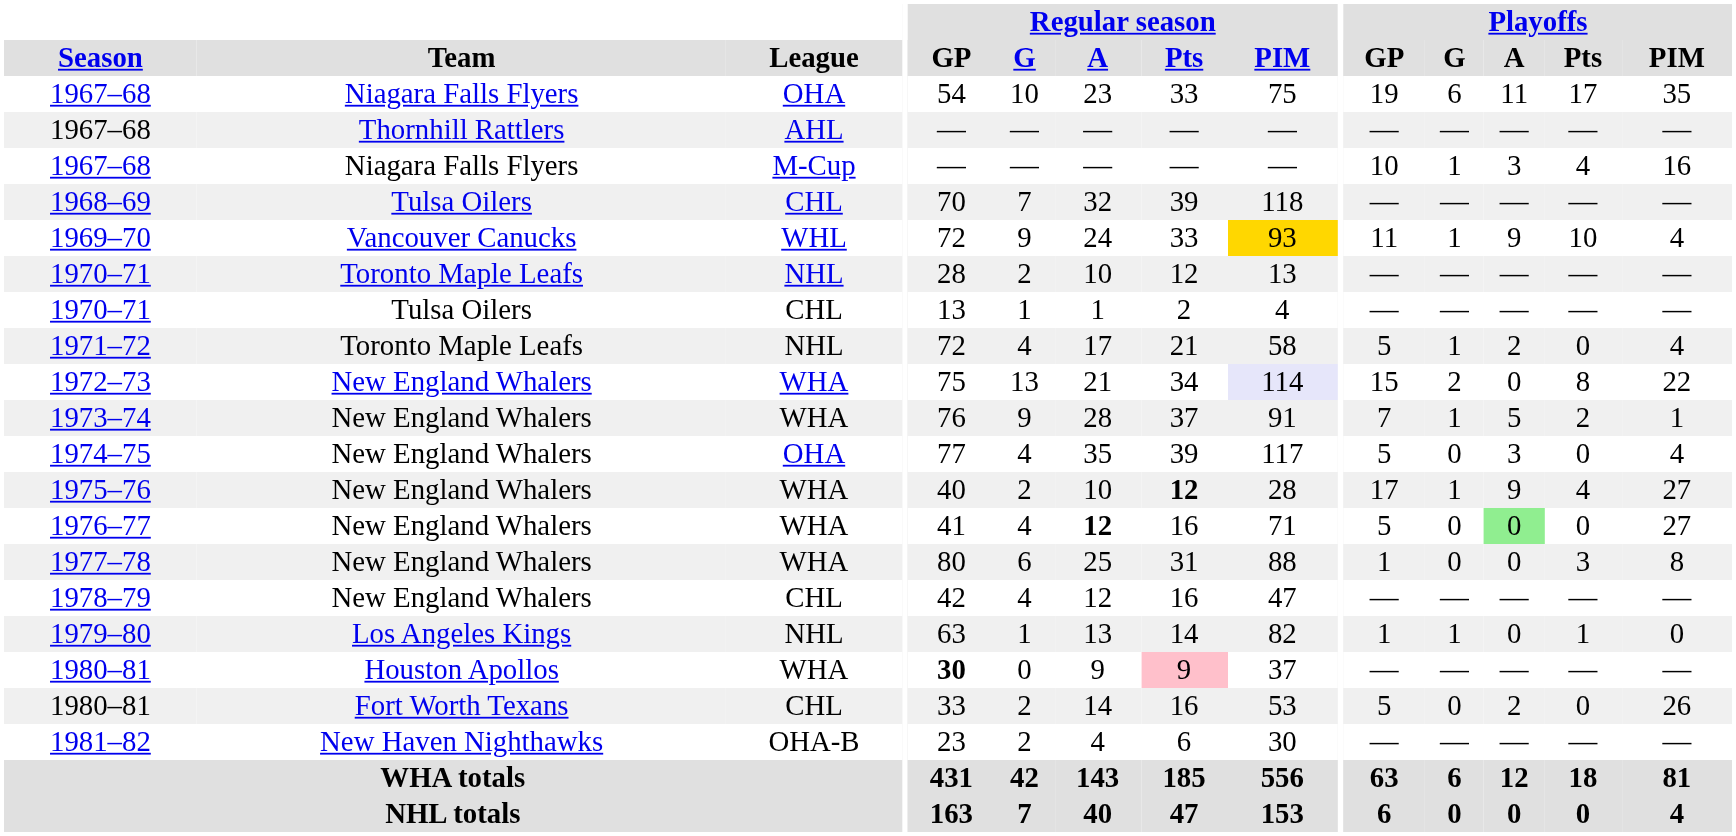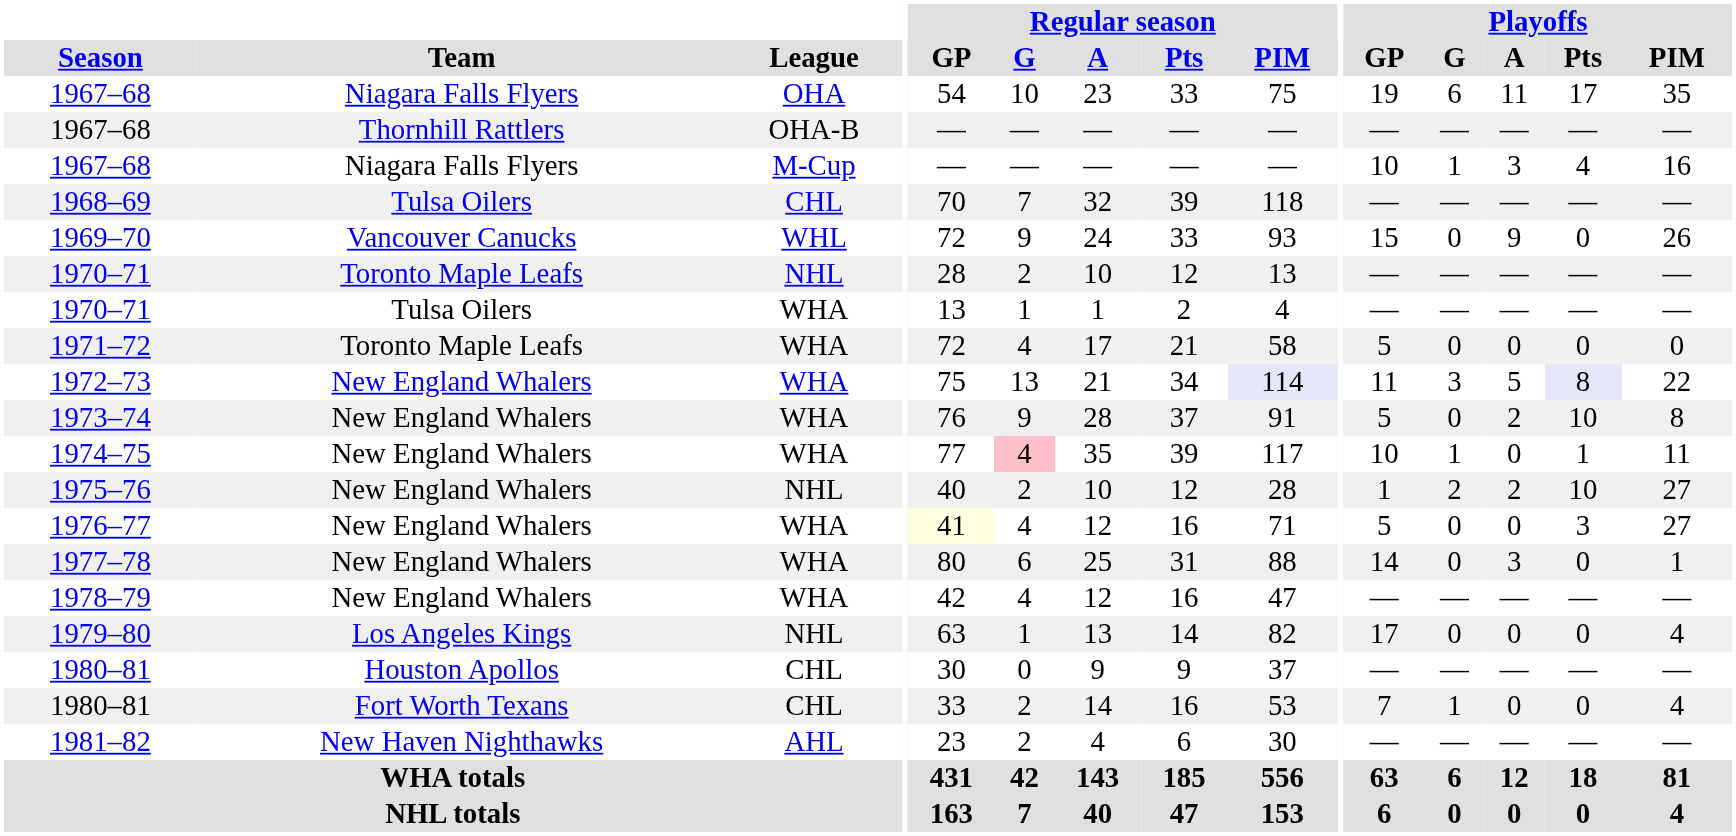(814, 129) AHL -> (814, 129) OHA-B
(1282, 237) gold background -> (1282, 237) no background
(1384, 237) 11 -> (1384, 237) 15
(1454, 237) 1 -> (1454, 237) 0
(1583, 237) 10 -> (1583, 237) 0
(1677, 237) 4 -> (1677, 237) 26
(814, 309) CHL -> (814, 309) WHA
(814, 345) NHL -> (814, 345) WHA
(1454, 345) 1 -> (1454, 345) 0
(1514, 345) 2 -> (1514, 345) 0
(1677, 345) 4 -> (1677, 345) 0
(1384, 381) 15 -> (1384, 381) 11
(1454, 381) 2 -> (1454, 381) 3
(1514, 381) 0 -> (1514, 381) 5
(1583, 381) no background -> (1583, 381) lavender background
(1384, 417) 7 -> (1384, 417) 5
(1454, 417) 1 -> (1454, 417) 0
(1514, 417) 5 -> (1514, 417) 2
(1583, 417) 2 -> (1583, 417) 10
(1677, 417) 1 -> (1677, 417) 8
(814, 453) OHA -> (814, 453) WHA
(1025, 453) no background -> (1025, 453) pink background
(1384, 453) 5 -> (1384, 453) 10
(1454, 453) 0 -> (1454, 453) 1
(1514, 453) 3 -> (1514, 453) 0
(1583, 453) 0 -> (1583, 453) 1
(1677, 453) 4 -> (1677, 453) 11
(814, 489) WHA -> (814, 489) NHL
(1184, 489) bold -> (1184, 489) normal
(1384, 489) 17 -> (1384, 489) 1
(1454, 489) 1 -> (1454, 489) 2
(1514, 489) 9 -> (1514, 489) 2
(1583, 489) 4 -> (1583, 489) 10
(951, 525) no background -> (951, 525) lightyellow background
(1098, 525) bold -> (1098, 525) normal
(1514, 525) lightgreen background -> (1514, 525) no background
(1583, 525) 0 -> (1583, 525) 3
(1384, 561) 1 -> (1384, 561) 14
(1514, 561) 0 -> (1514, 561) 3
(1583, 561) 3 -> (1583, 561) 0
(1677, 561) 8 -> (1677, 561) 1
(814, 597) CHL -> (814, 597) WHA
(1384, 633) 1 -> (1384, 633) 17
(1454, 633) 1 -> (1454, 633) 0
(1583, 633) 1 -> (1583, 633) 0
(1677, 633) 0 -> (1677, 633) 4
(814, 669) WHA -> (814, 669) CHL
(951, 669) bold -> (951, 669) normal
(1184, 669) pink background -> (1184, 669) no background
(1384, 705) 5 -> (1384, 705) 7
(1454, 705) 0 -> (1454, 705) 1
(1514, 705) 2 -> (1514, 705) 0
(1677, 705) 26 -> (1677, 705) 4
(814, 741) OHA-B -> (814, 741) AHL
